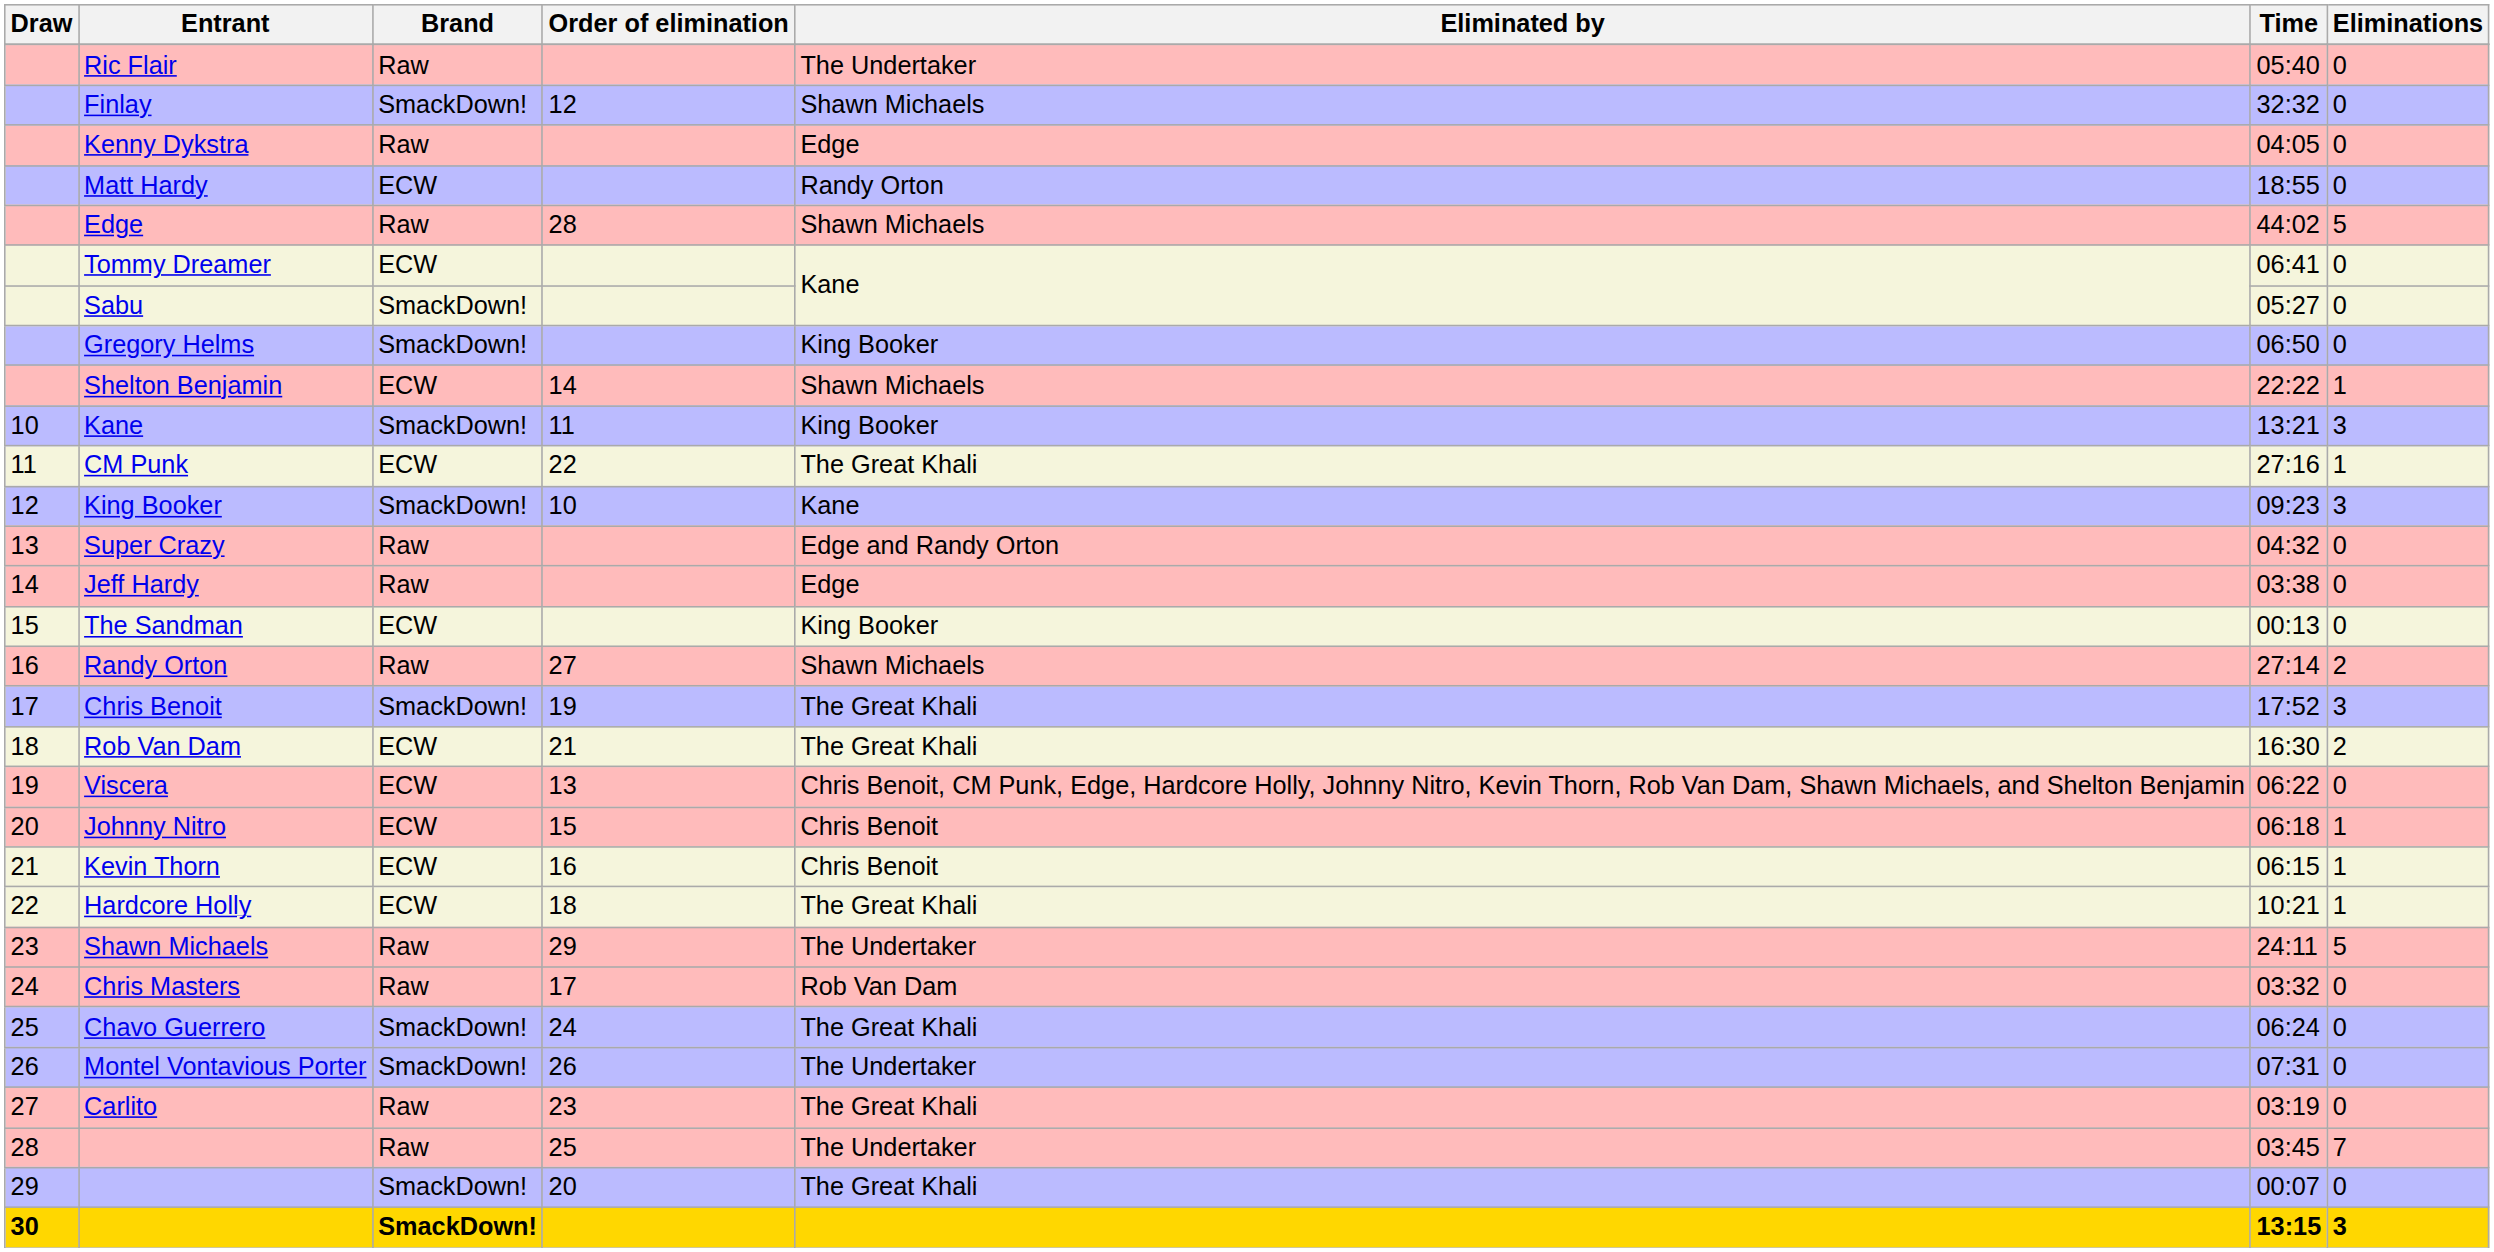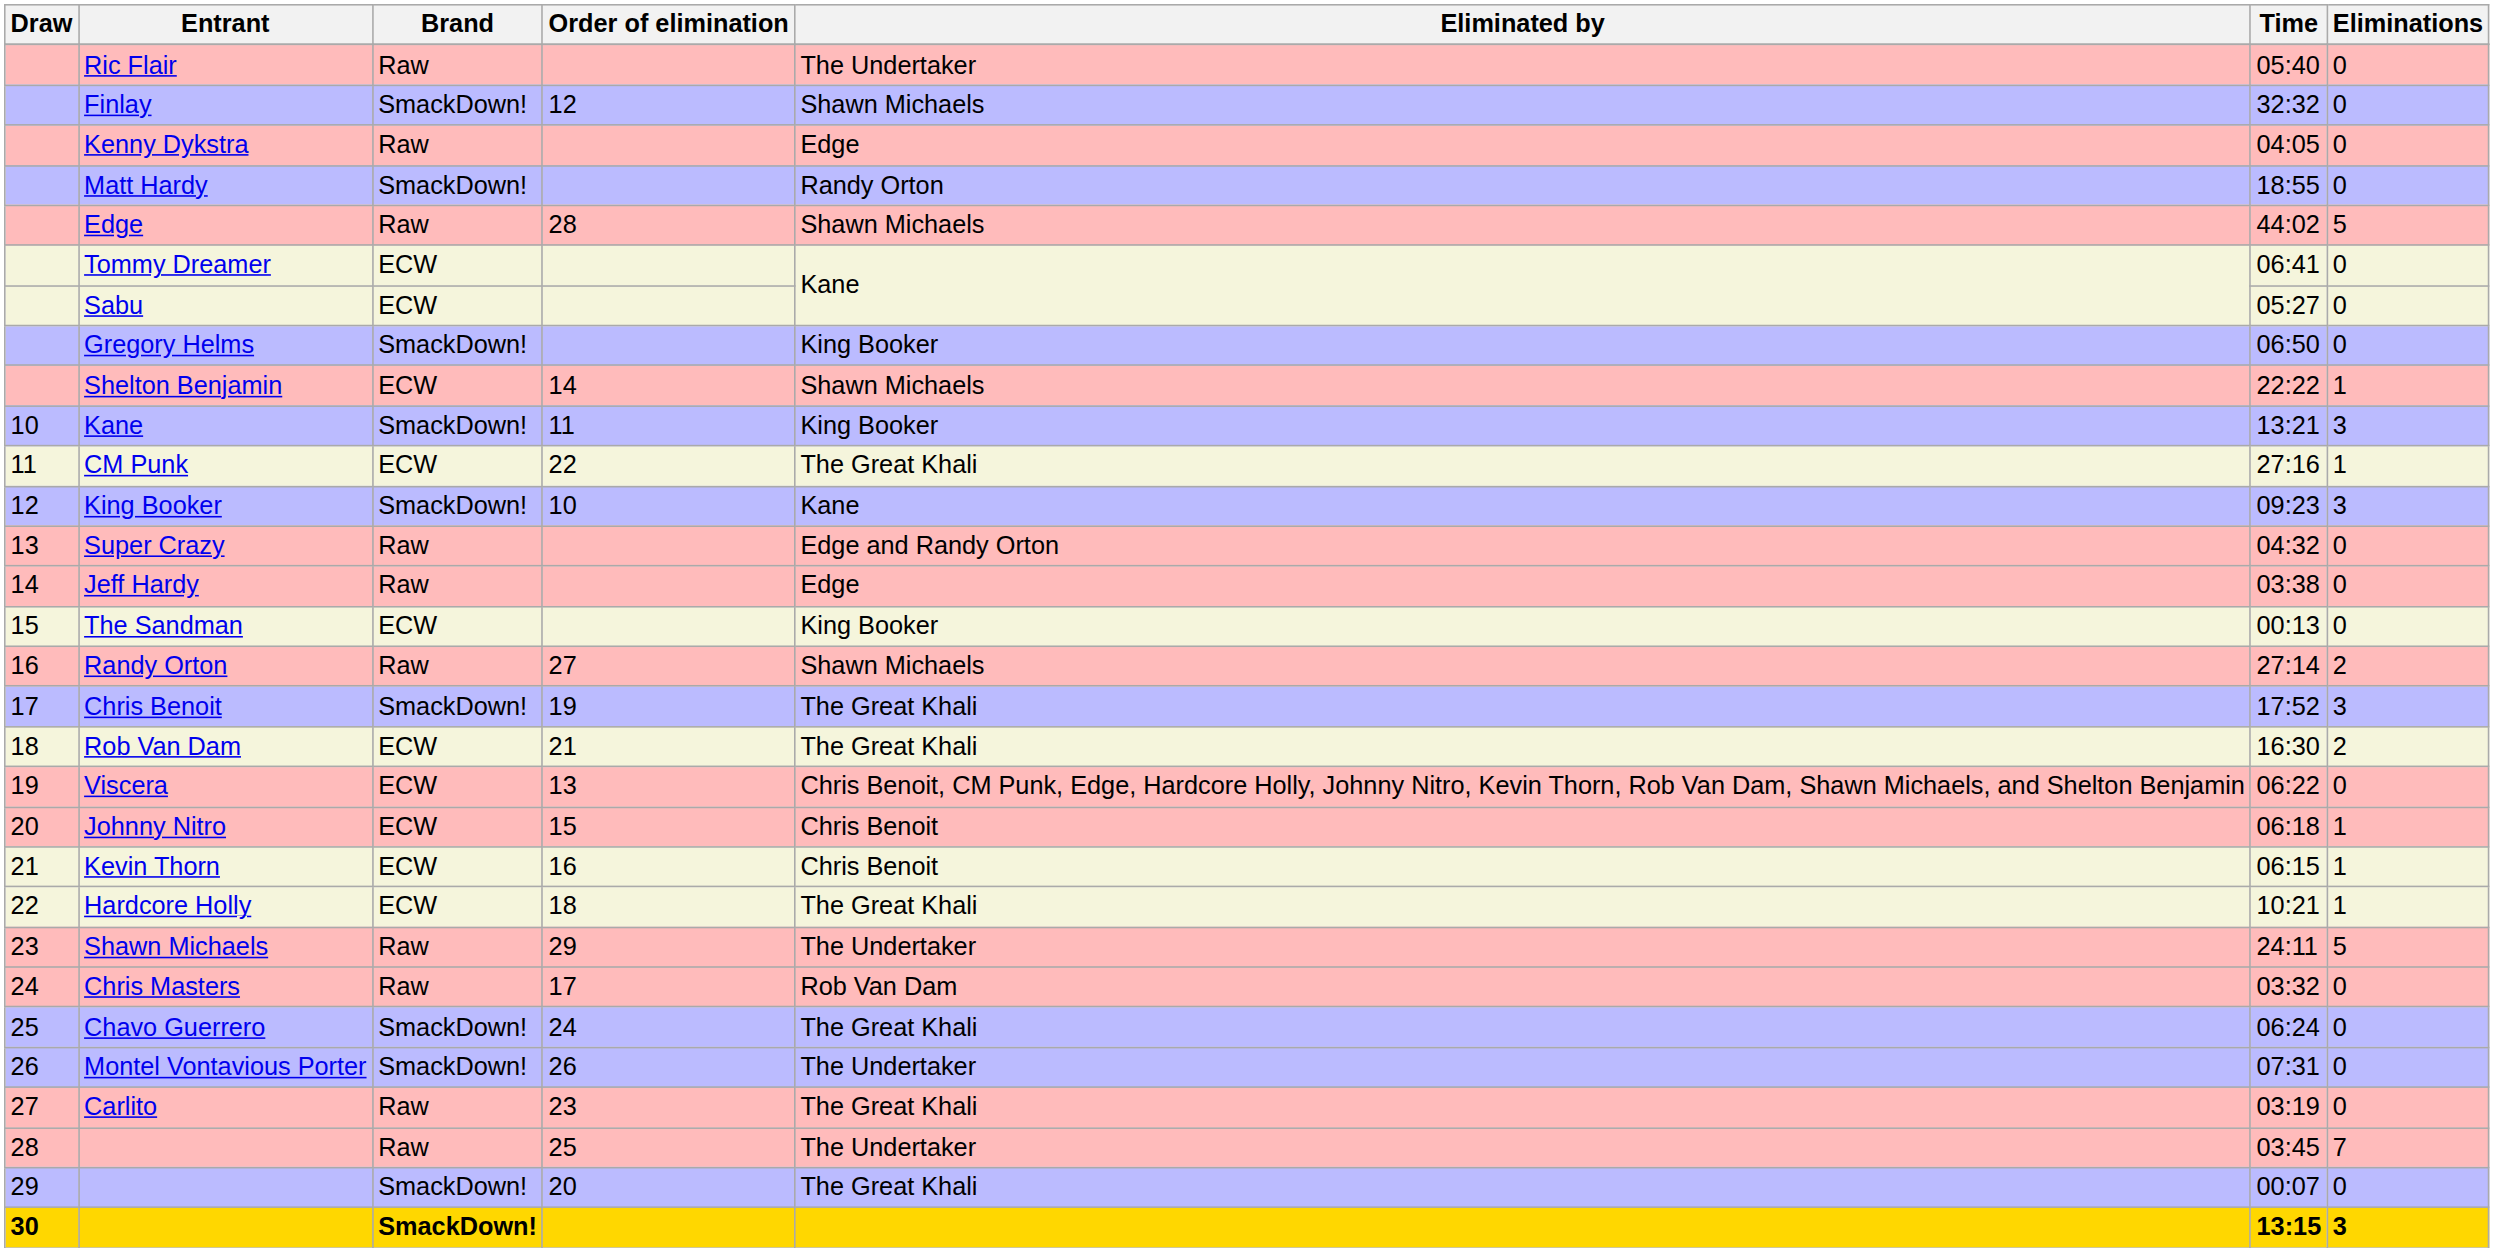(408, 184) ECW -> (453, 184) SmackDown!
(453, 305) SmackDown! -> (408, 305) ECW
